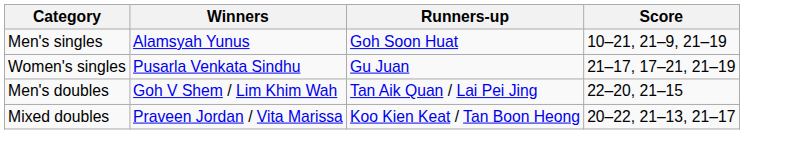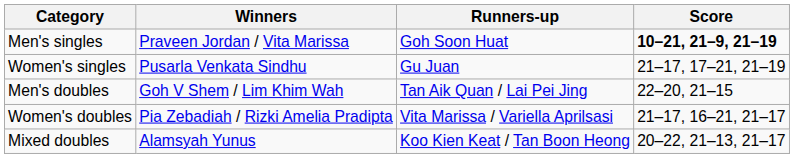(191, 41) Alamsyah Yunus -> (244, 41) Praveen Jordan / Vita Marissa
(657, 41) normal -> (707, 41) bold
+ row: (70, 116)
(238, 116) Praveen Jordan / Vita Marissa -> (197, 141) Alamsyah Yunus
